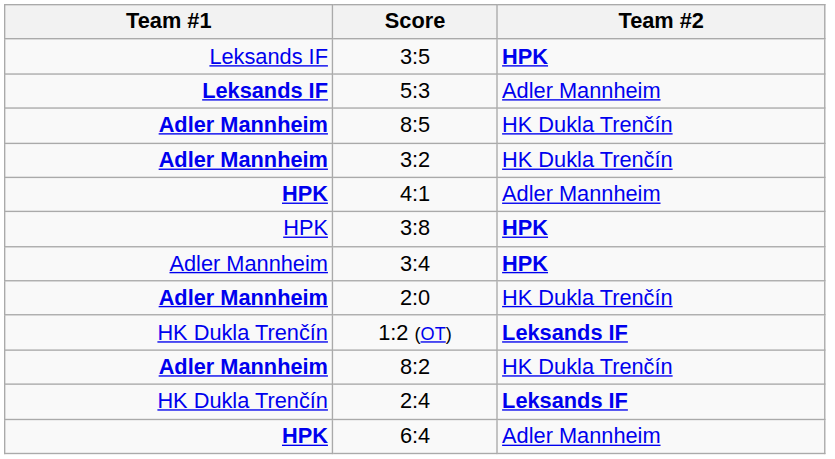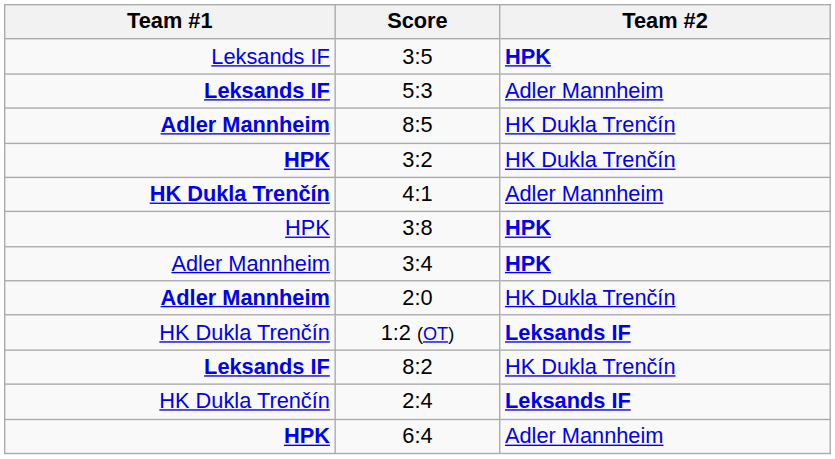(243, 159) Adler Mannheim -> (307, 159) HPK
(305, 194) HPK -> (240, 194) HK Dukla Trenčín
(243, 366) Adler Mannheim -> (267, 366) Leksands IF
